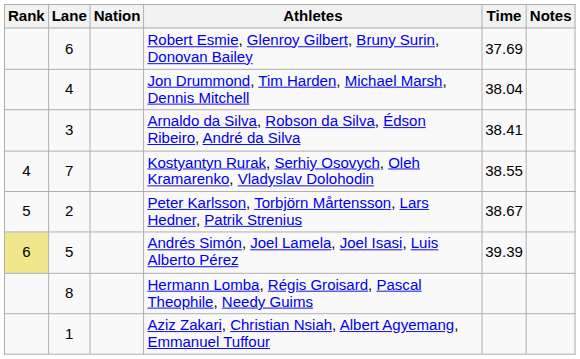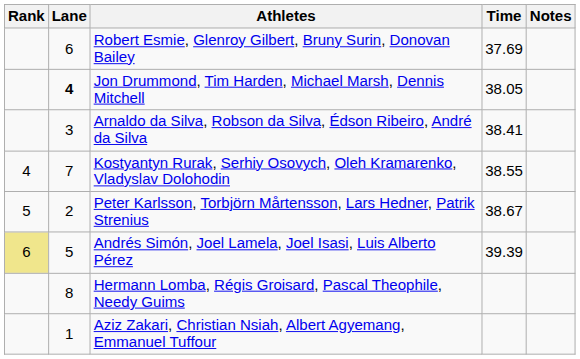- column: (117, 16)
(69, 89) normal -> (69, 89) bold
(504, 89) 38.04 -> (504, 89) 38.05
